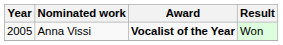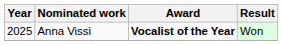(20, 31) 2005 -> (20, 31) 2025
